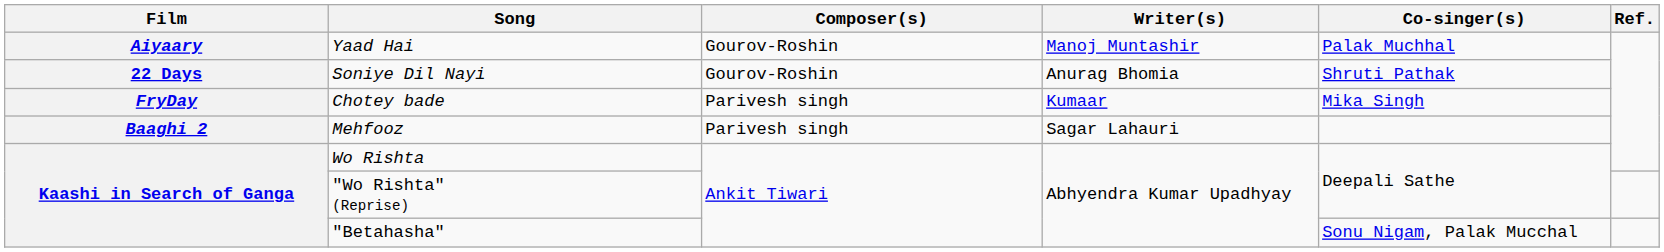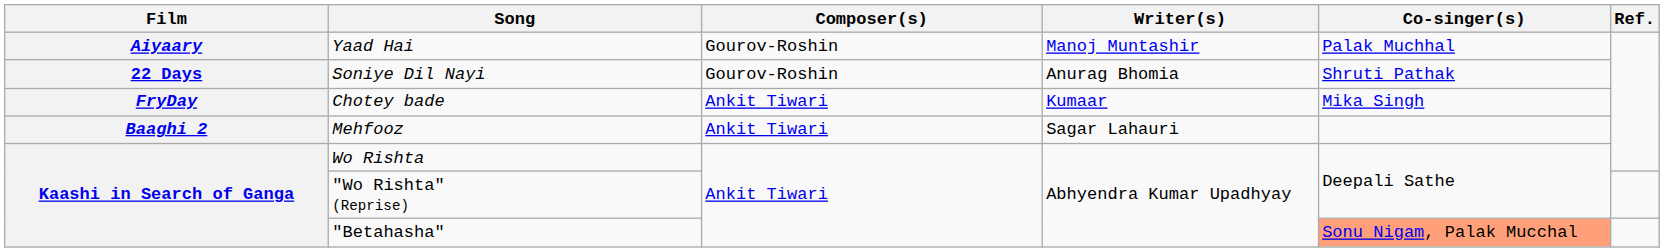(777, 102) Parivesh singh -> (767, 102) Ankit Tiwari
(777, 130) Parivesh singh -> (767, 130) Ankit Tiwari
(1450, 232) no background -> (1450, 232) lightsalmon background
